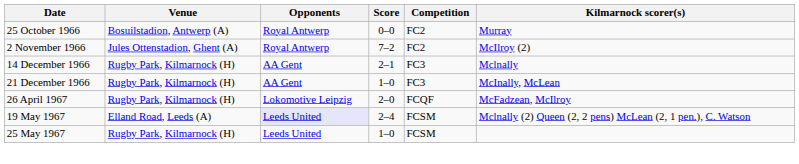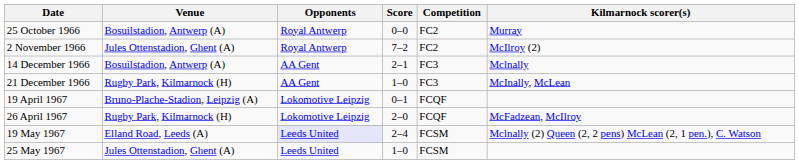(171, 64) Rugby Park, Kilmarnock (H) -> (165, 64) Bosuilstadion, Antwerp (A)
+ row: (37, 99)
(171, 133) Rugby Park, Kilmarnock (H) -> (169, 151) Jules Ottenstadion, Ghent (A)
